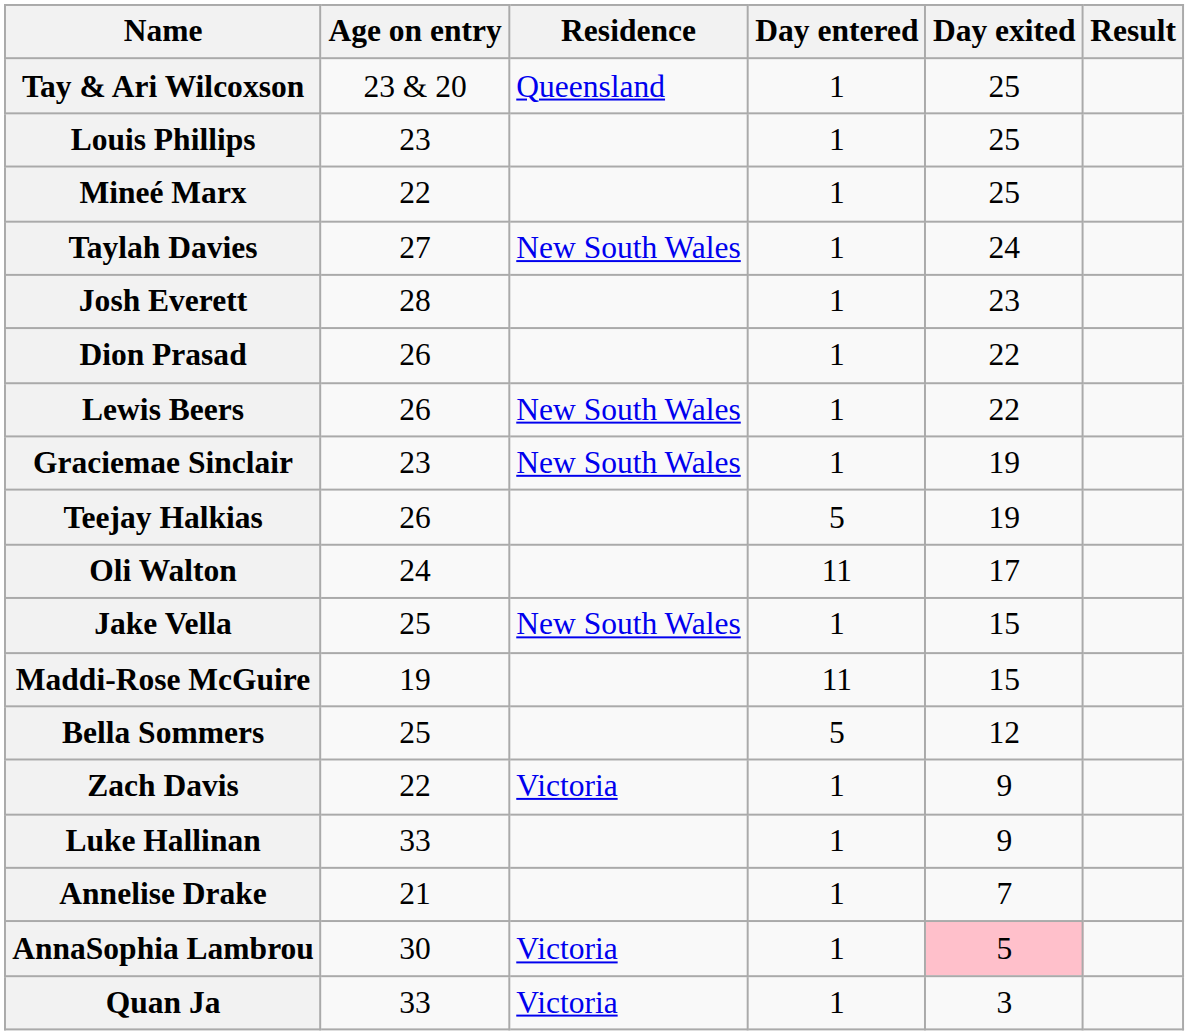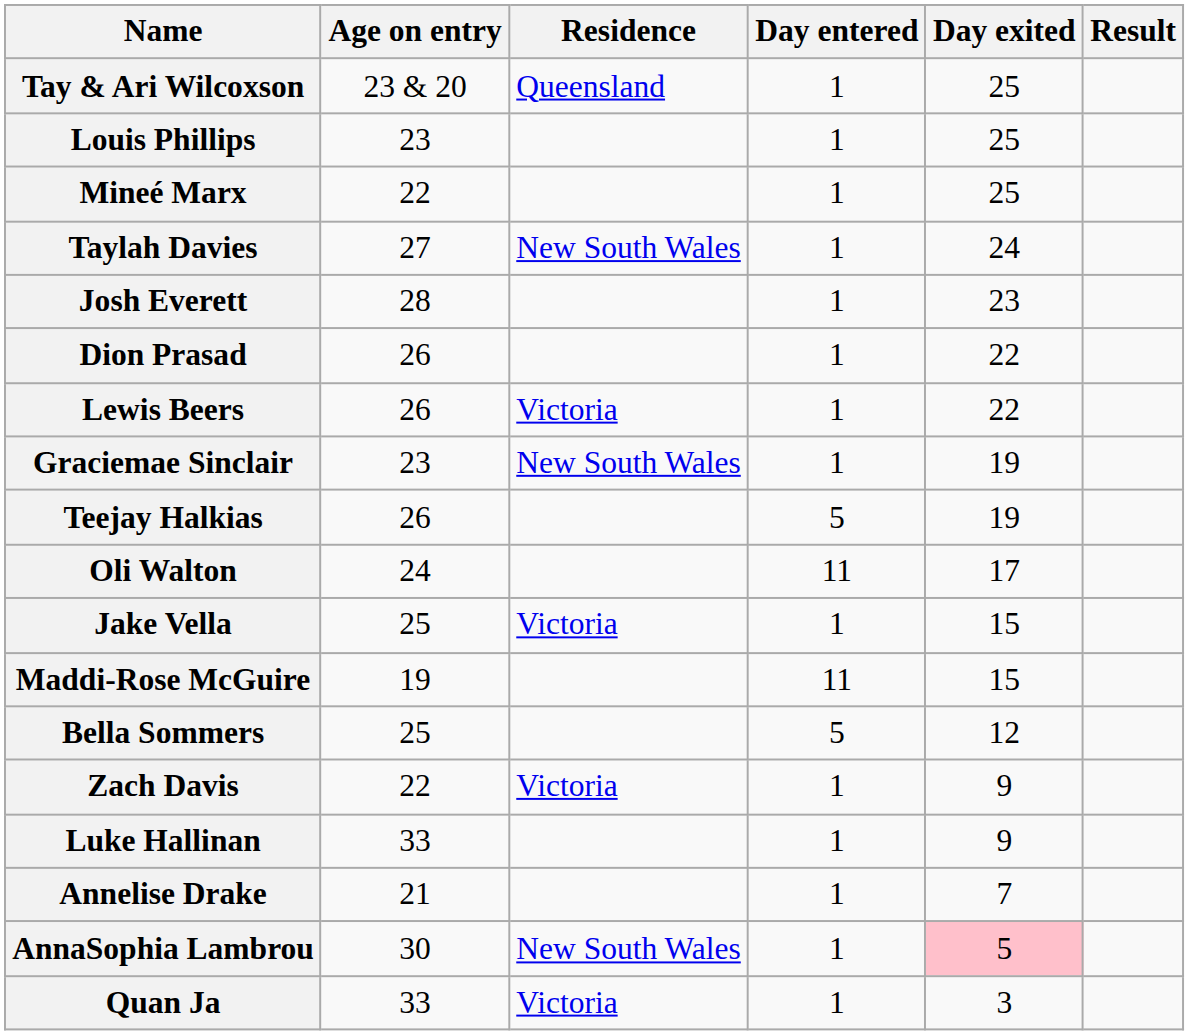(629, 408) New South Wales -> (567, 408) Victoria
(629, 624) New South Wales -> (567, 624) Victoria
(567, 948) Victoria -> (629, 948) New South Wales
